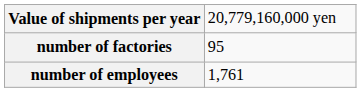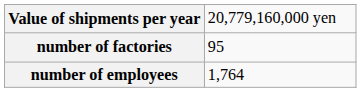(226, 74) 1,761 -> (226, 74) 1,764
